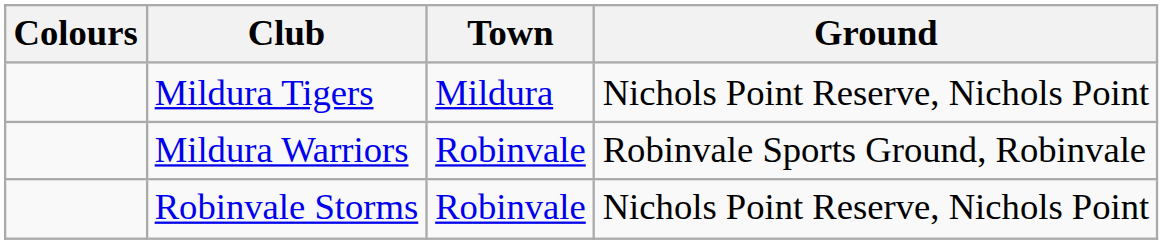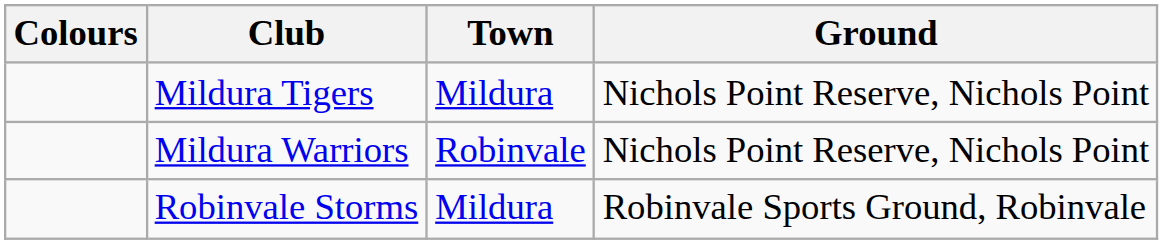(874, 149) Robinvale Sports Ground, Robinvale -> (876, 149) Nichols Point Reserve, Nichols Point
(510, 207) Robinvale -> (494, 207) Mildura
(876, 207) Nichols Point Reserve, Nichols Point -> (874, 207) Robinvale Sports Ground, Robinvale
